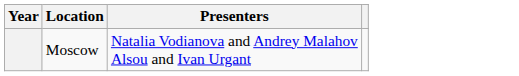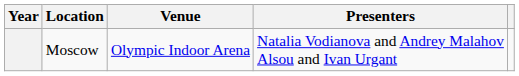+ column: (180, 16)
